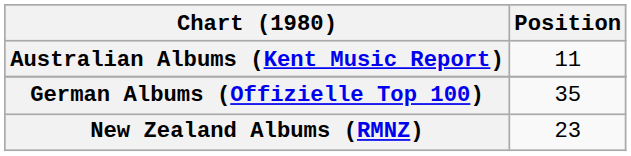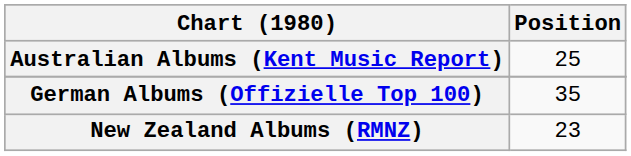(568, 59) 11 -> (568, 59) 25
